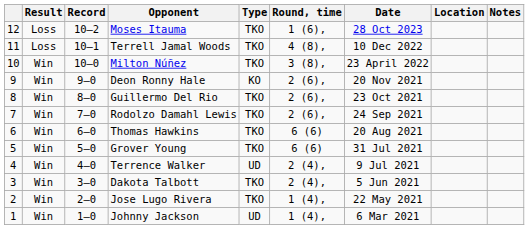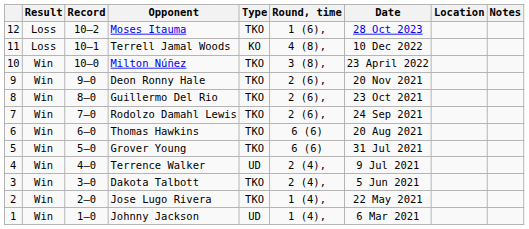(255, 47) TKO -> (255, 47) KO
(255, 81) KO -> (255, 81) TKO
